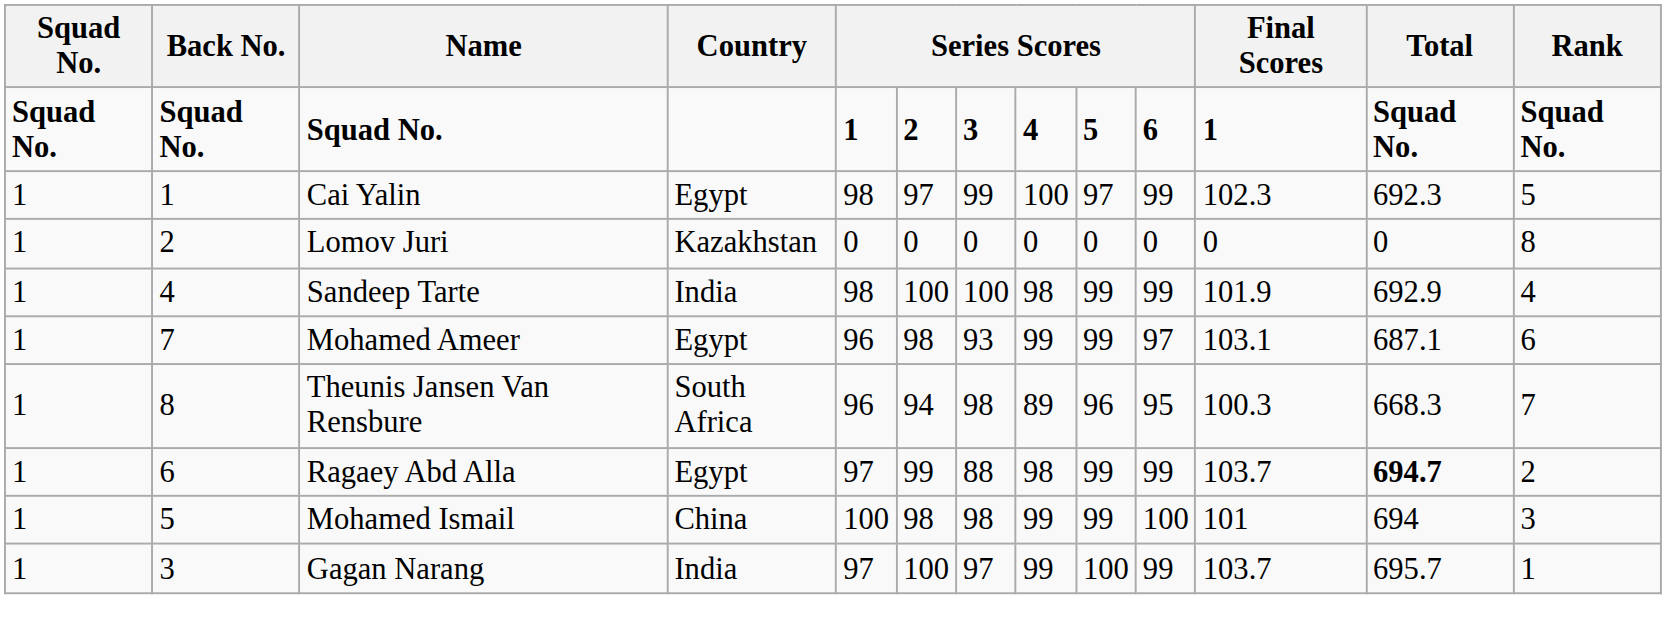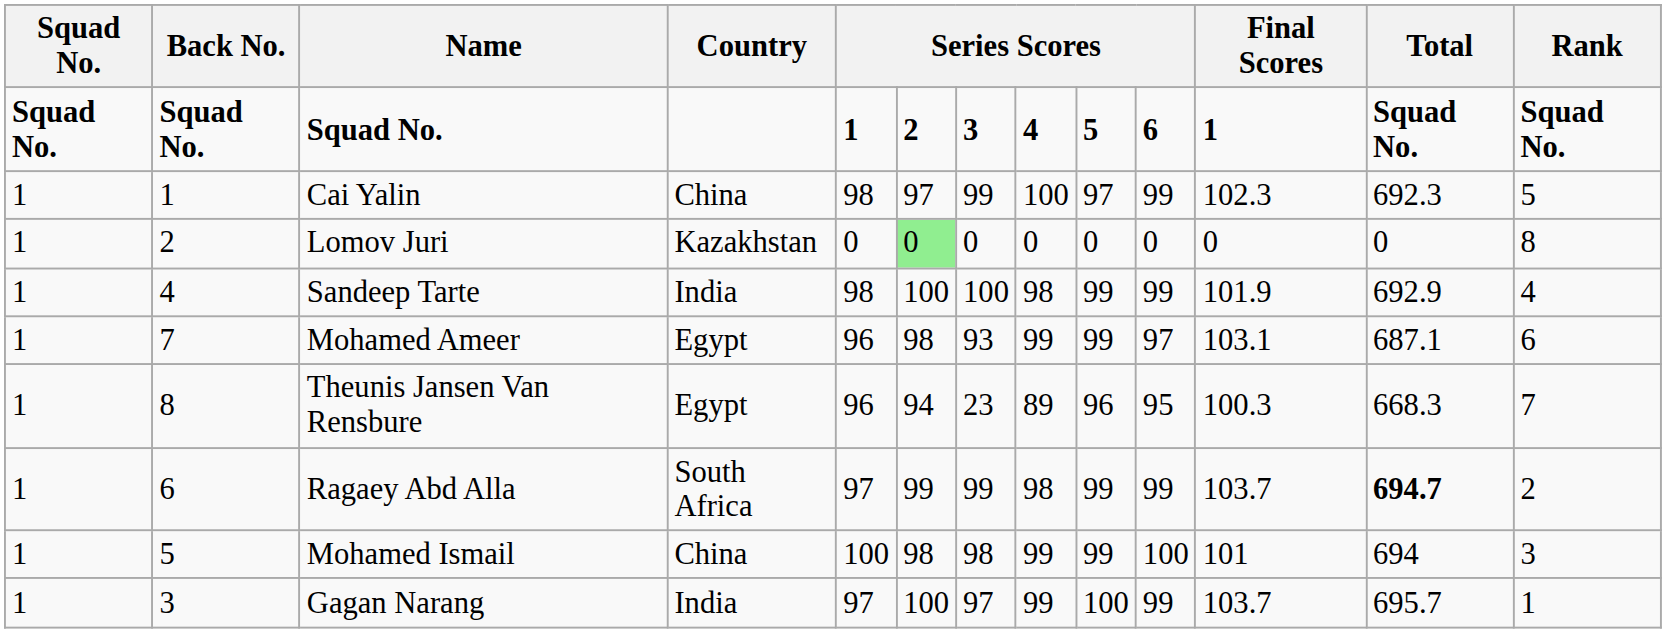(711, 194) Egypt -> (711, 194) China
(911, 242) no background -> (911, 242) lightgreen background
(713, 405) South Africa -> (711, 405) Egypt
(978, 405) 98 -> (978, 405) 23
(711, 471) Egypt -> (713, 488) South Africa
(978, 471) 88 -> (978, 488) 99
